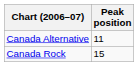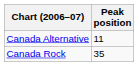(99, 54) 15 -> (99, 54) 35
